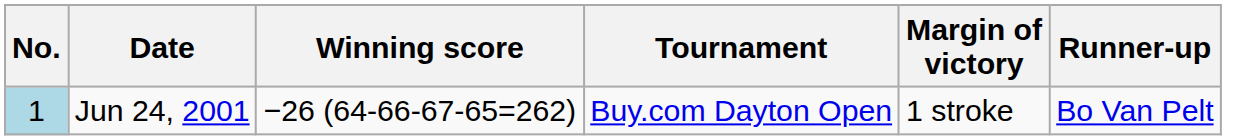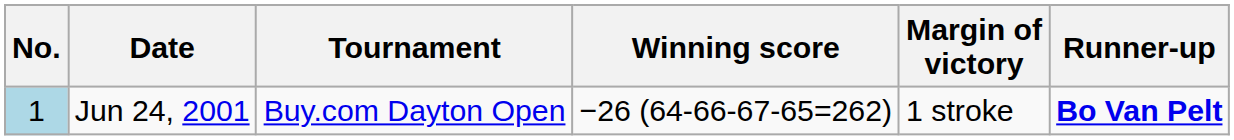columns swapped: (741, 46) <-> (420, 46)
(1135, 111) normal -> (1139, 111) bold
